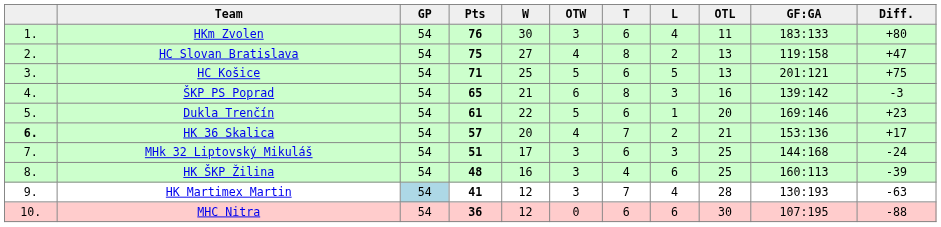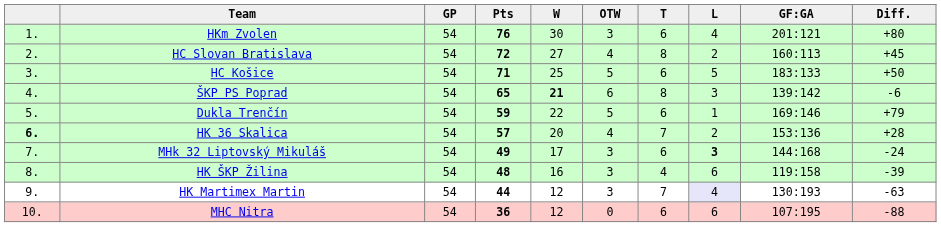- column: (725, 14)
(804, 34) 183:133 -> (796, 34) 201:121
(475, 54) 75 -> (503, 54) 72
(804, 54) 119:158 -> (796, 54) 160:113
(896, 54) +47 -> (894, 54) +45
(804, 74) 201:121 -> (796, 74) 183:133
(896, 74) +75 -> (894, 74) +50
(526, 93) normal -> (557, 93) bold
(896, 93) -3 -> (894, 93) -6
(475, 113) 61 -> (503, 113) 59
(896, 113) +23 -> (894, 113) +79
(896, 133) +17 -> (894, 133) +28
(475, 153) 51 -> (503, 153) 49
(675, 153) normal -> (715, 153) bold
(804, 172) 160:113 -> (796, 172) 119:158
(425, 192) lightblue background -> (450, 192) no background
(475, 192) 41 -> (503, 192) 44
(675, 192) no background -> (715, 192) lavender background
